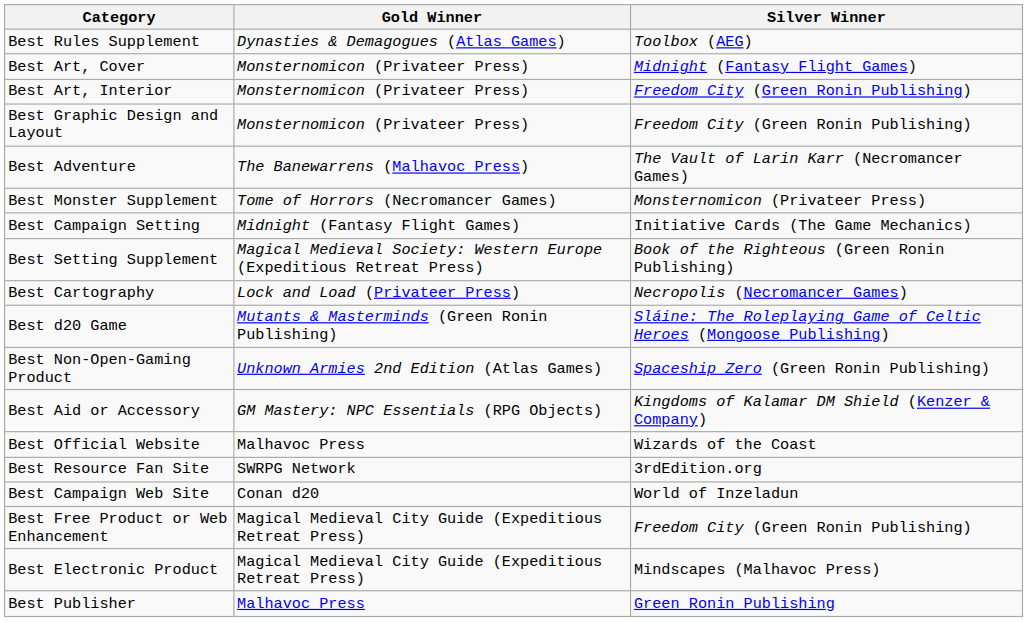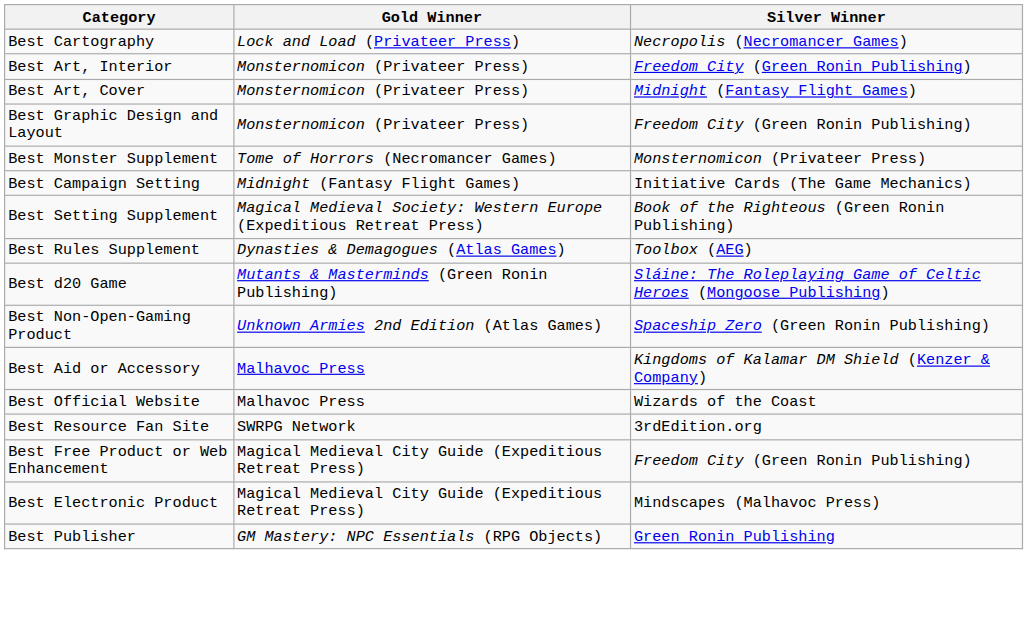rows swapped: (81, 293) <-> (104, 42)
rows swapped: (77, 67) <-> (90, 91)
- row: (72, 167)
(420, 411) GM Mastery: NPC Essentials (RPG Objects) -> (301, 369) Malhavoc Press
- row: (109, 494)
(301, 604) Malhavoc Press -> (420, 536) GM Mastery: NPC Essentials (RPG Objects)
